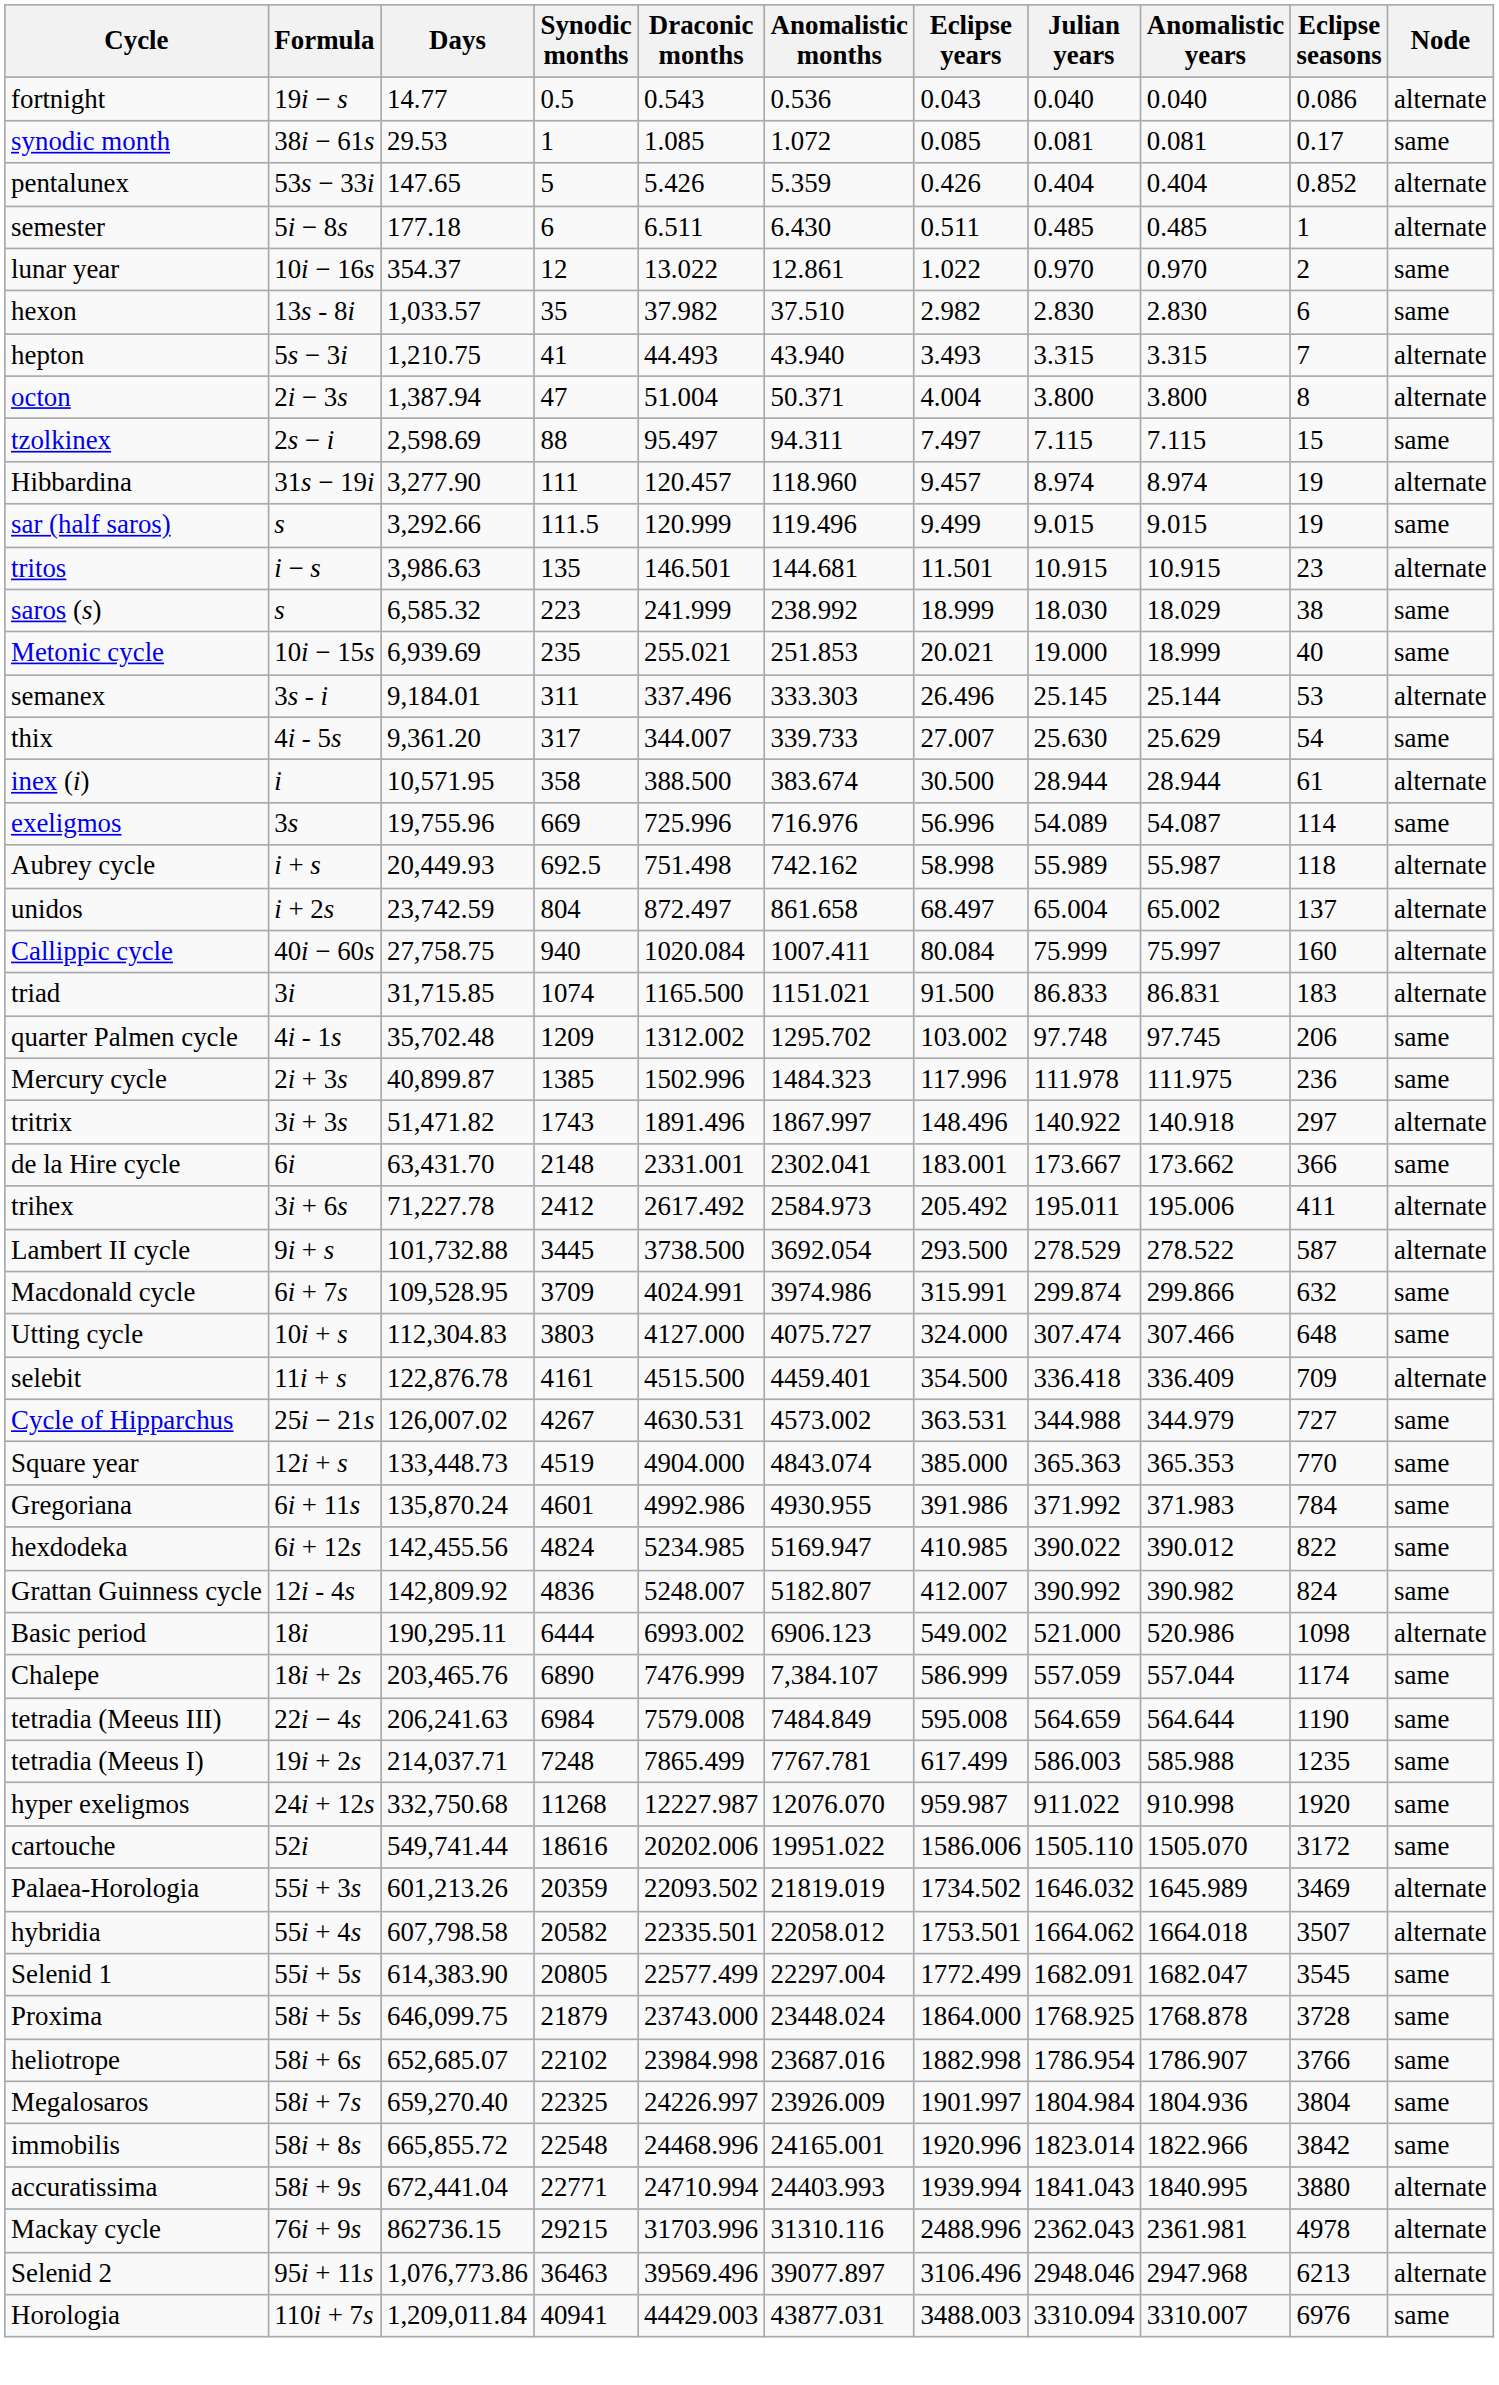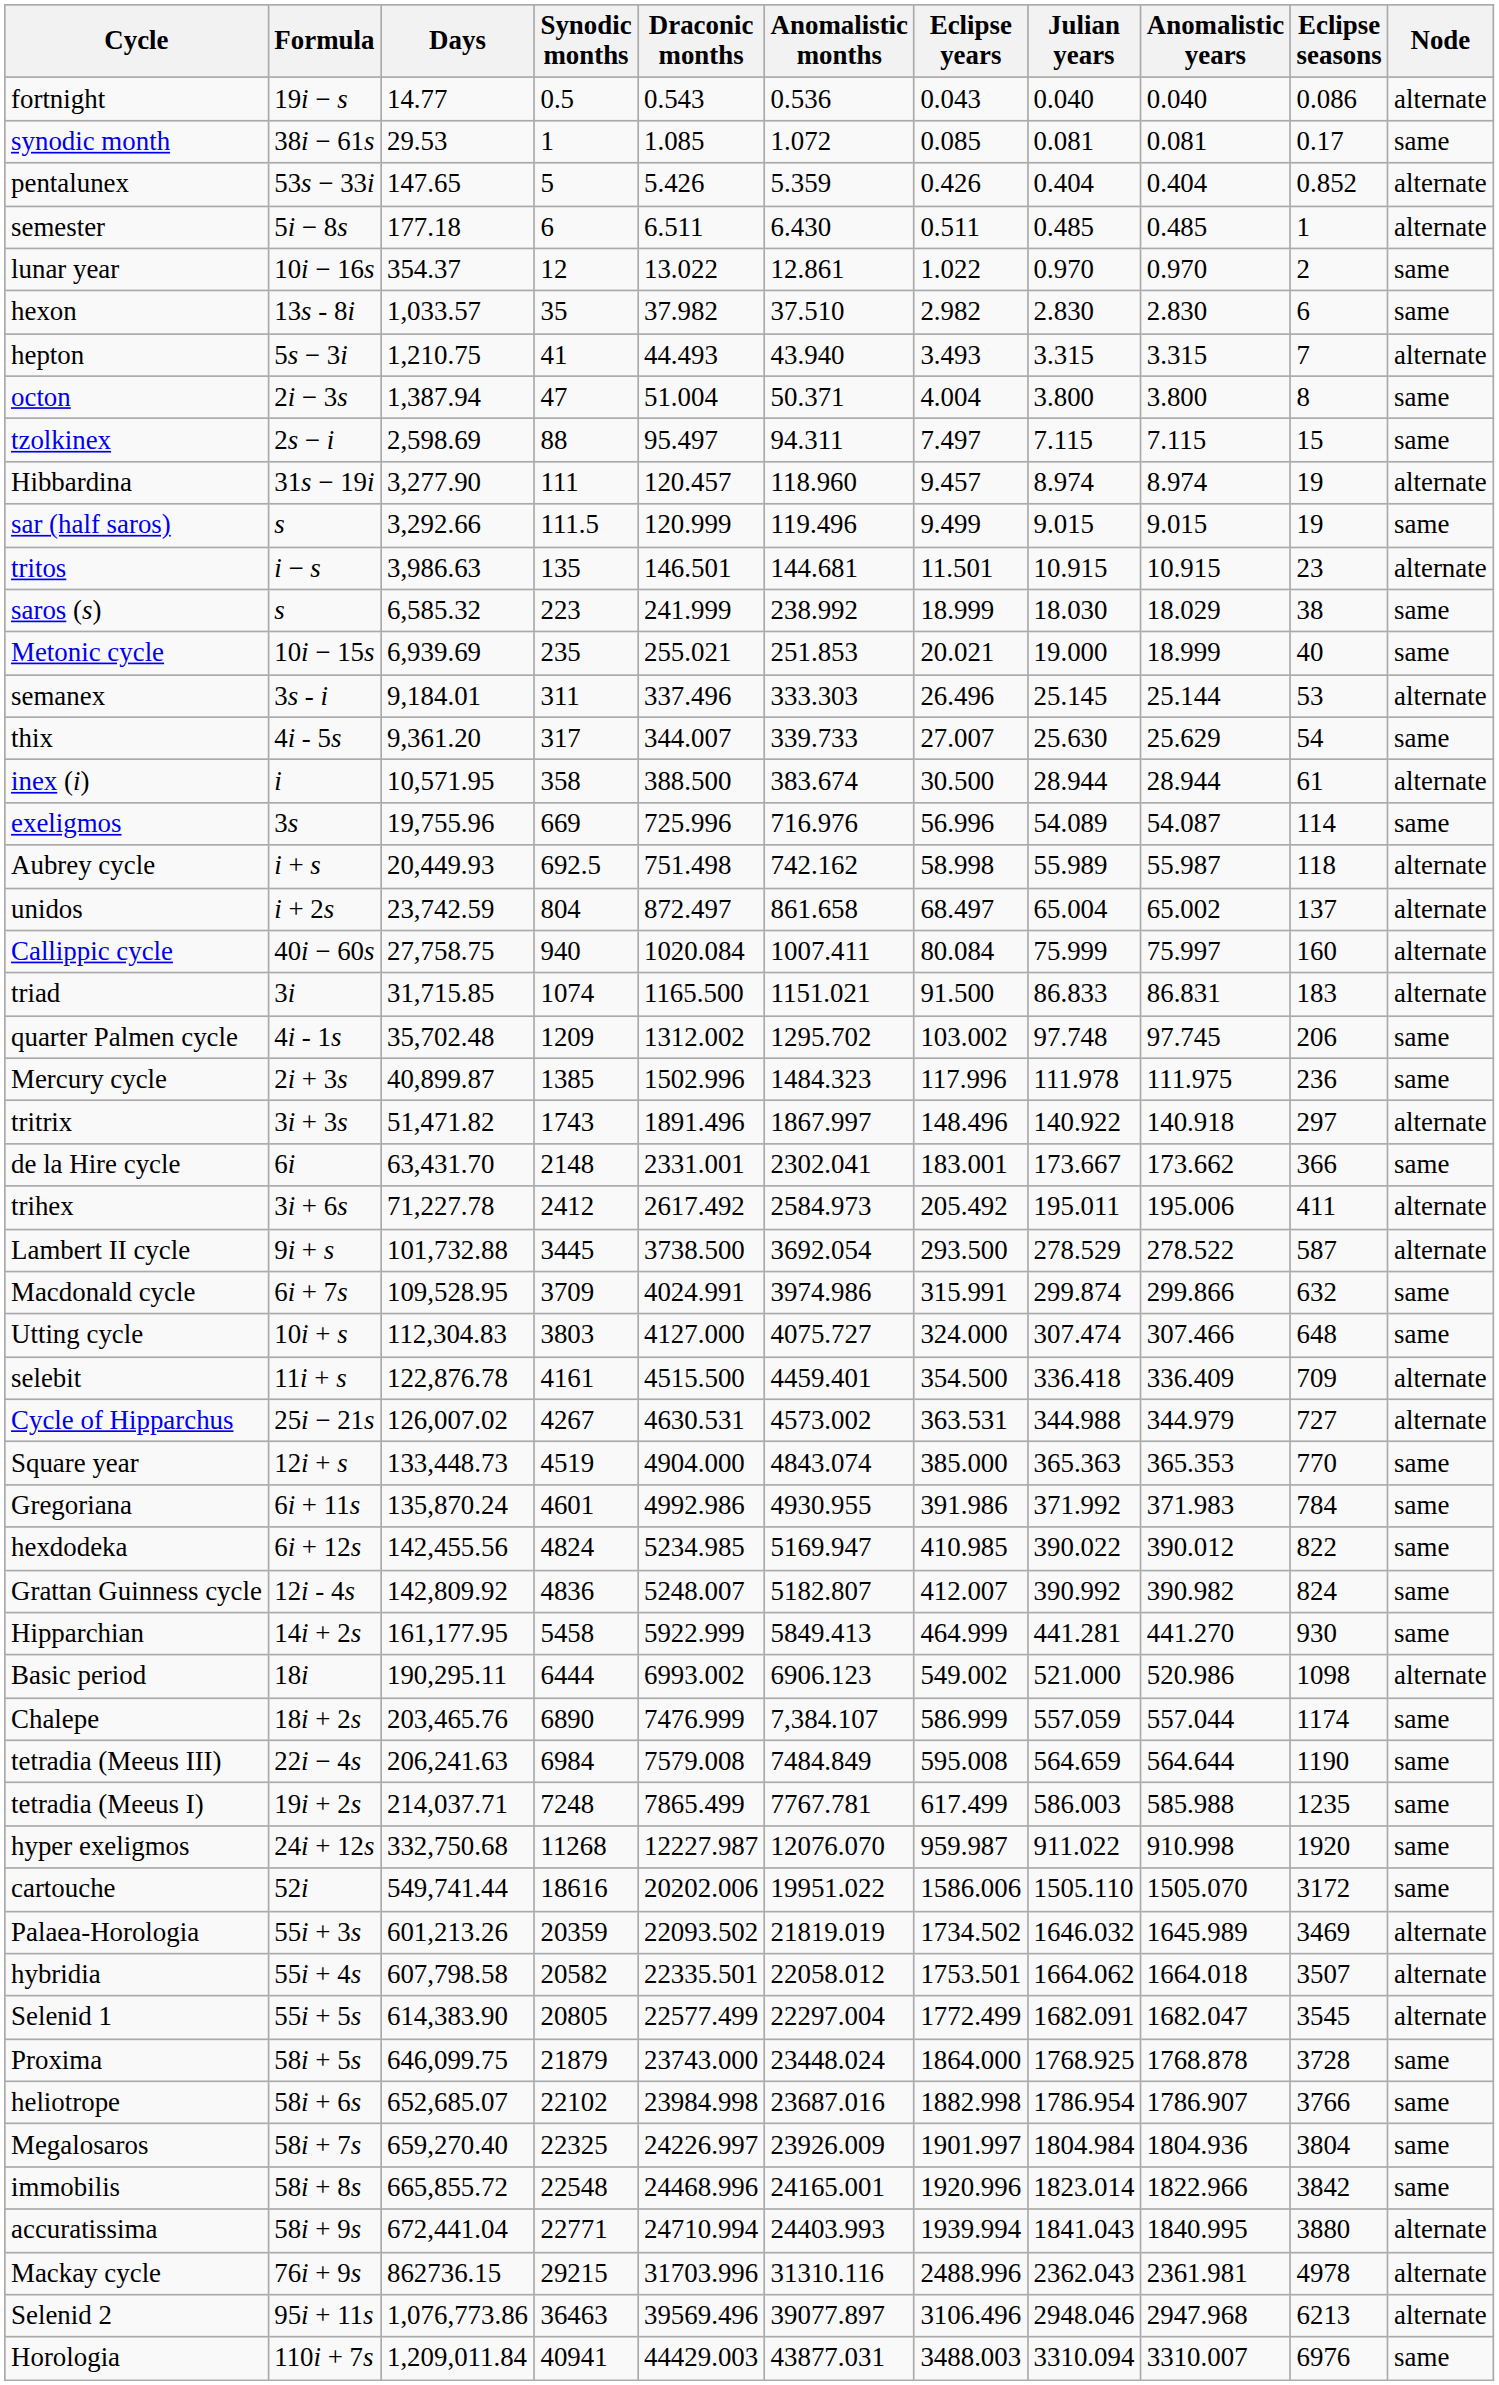(1440, 397) alternate -> (1422, 397) same
(1422, 1420) same -> (1440, 1420) alternate
+ row: (77, 1633)
(1422, 1974) same -> (1440, 2017) alternate
